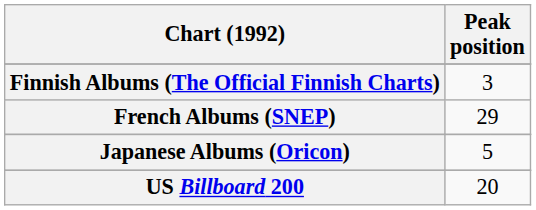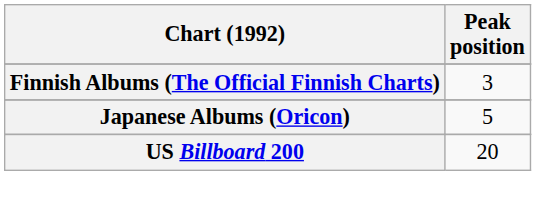- row: (225, 116)
